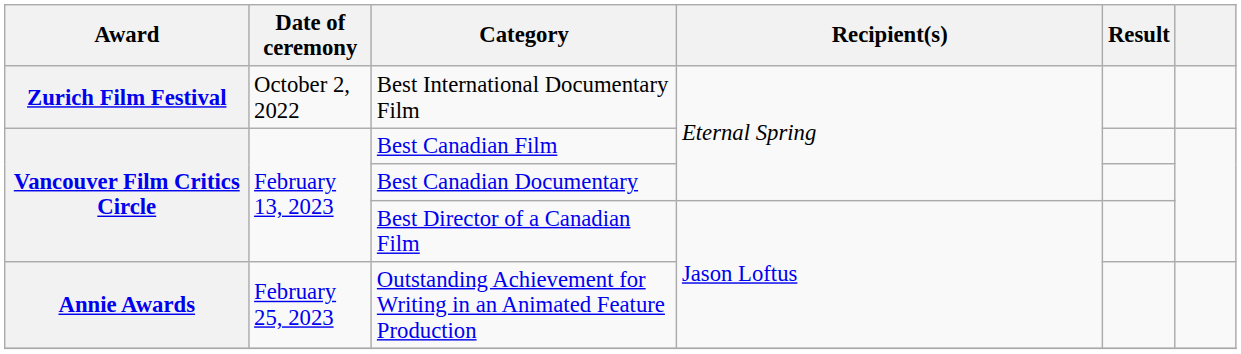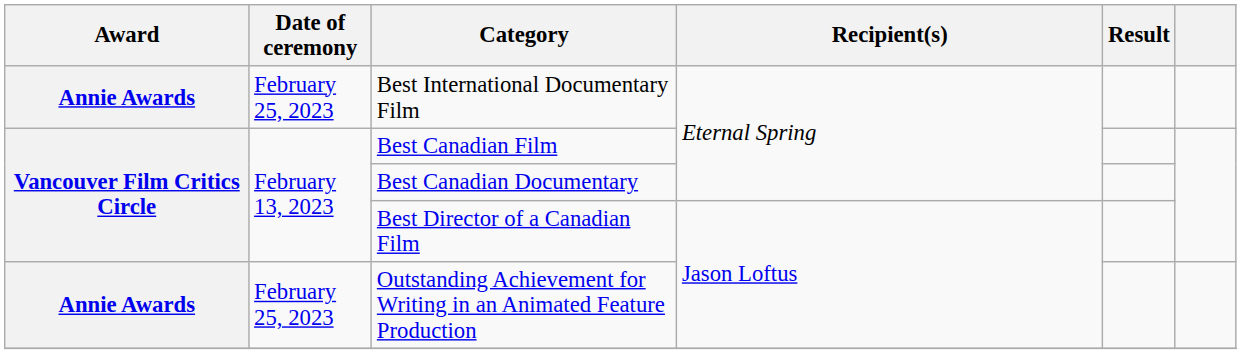(127, 96) Zurich Film Festival -> (127, 96) Annie Awards
(302, 96) October 2, 2022 -> (295, 96) February 25, 2023
